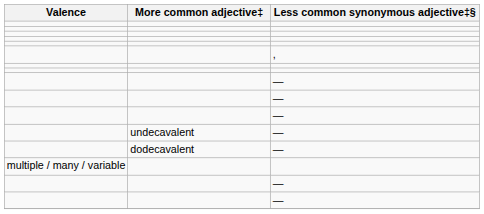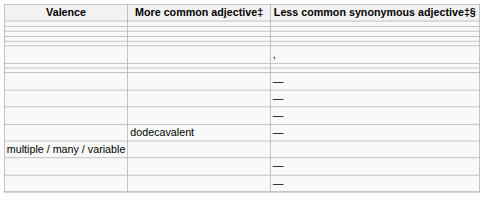- row: (162, 132)
